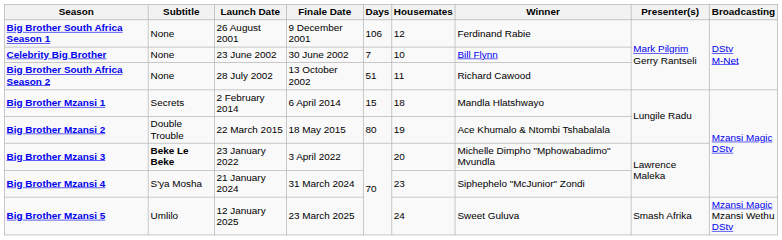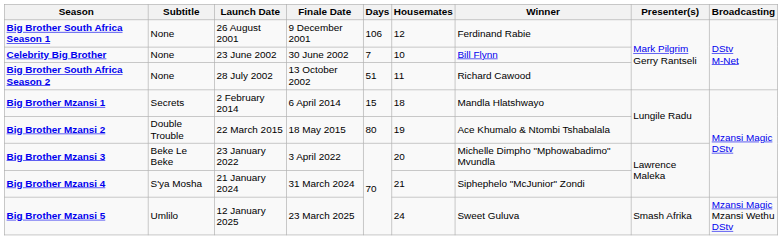(170, 156) bold -> (169, 156) normal
(399, 183) 23 -> (399, 183) 21
